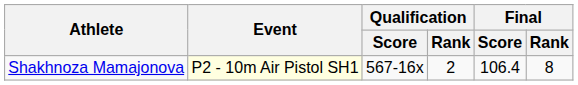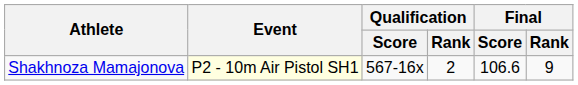(500, 68) 106.4 -> (500, 68) 106.6
(549, 68) 8 -> (549, 68) 9
